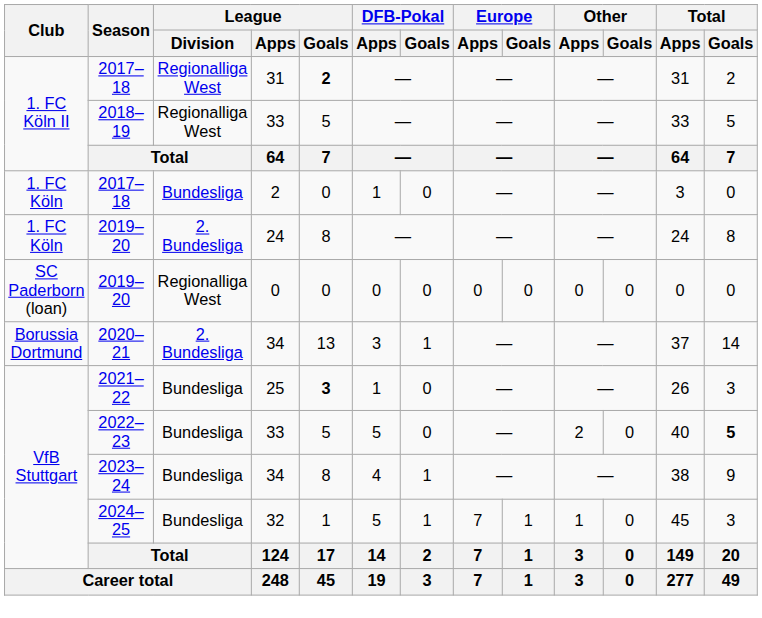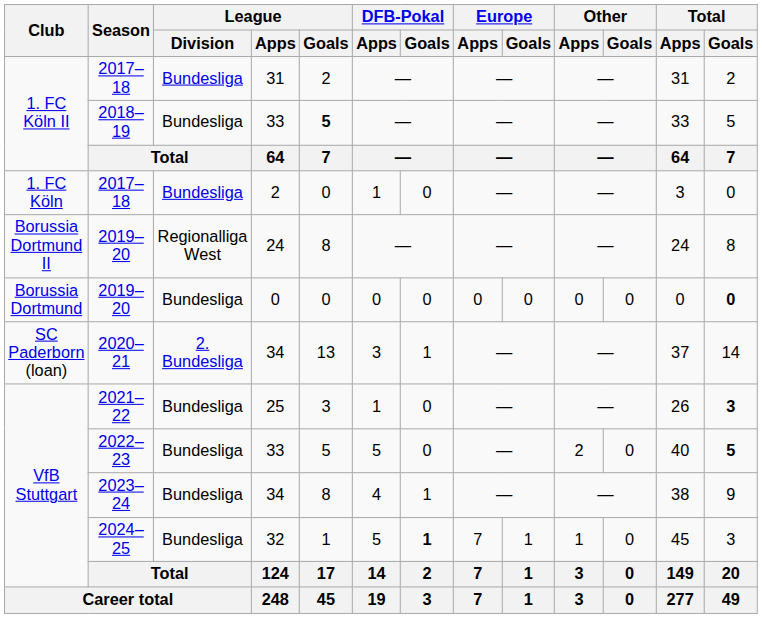(203, 78) Regionalliga West -> (202, 78) Bundesliga
(326, 78) bold -> (326, 78) normal
(203, 122) Regionalliga West -> (202, 122) Bundesliga
(326, 122) normal -> (326, 122) bold
(46, 236) 1. FC Köln -> (46, 246) Borussia Dortmund II
(202, 236) 2. Bundesliga -> (203, 246) Regionalliga West
(46, 290) SC Paderborn (loan) -> (46, 299) Borussia Dortmund
(203, 290) Regionalliga West -> (202, 299) Bundesliga
(731, 290) normal -> (731, 299) bold
(46, 343) Borussia Dortmund -> (46, 353) SC Paderborn (loan)
(326, 388) bold -> (326, 406) normal
(731, 388) normal -> (731, 406) bold
(427, 520) normal -> (427, 539) bold
